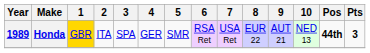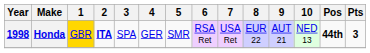(18, 34) 1989 -> (18, 34) 1998
(104, 34) normal -> (104, 34) bold
